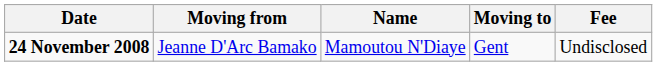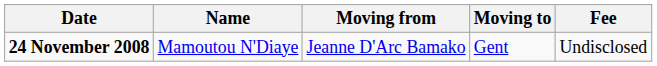columns swapped: (395, 18) <-> (237, 18)
